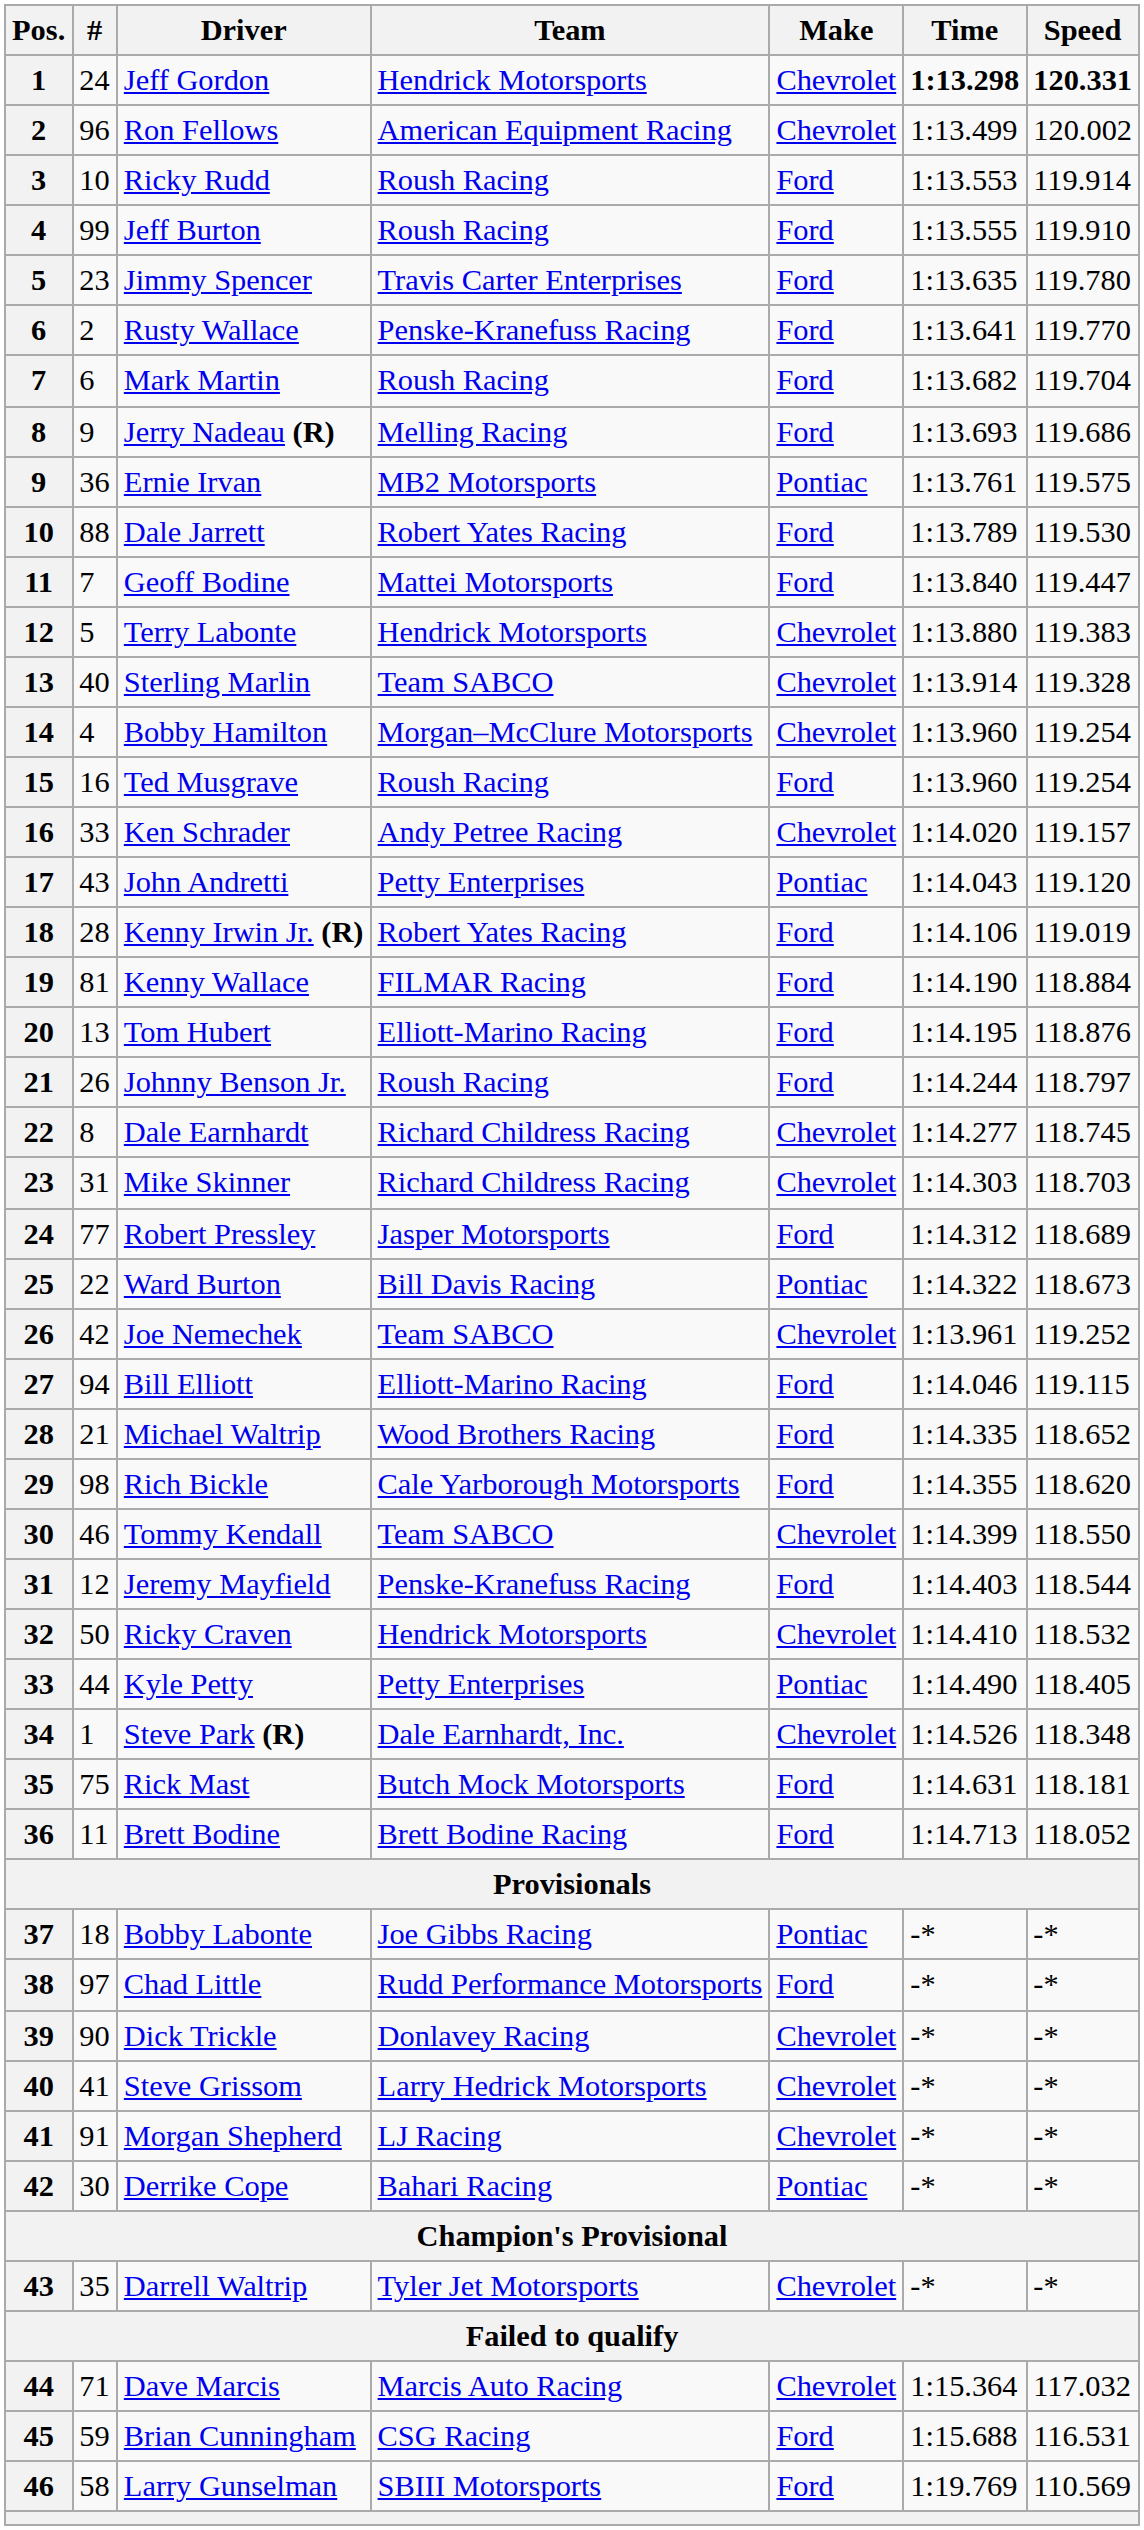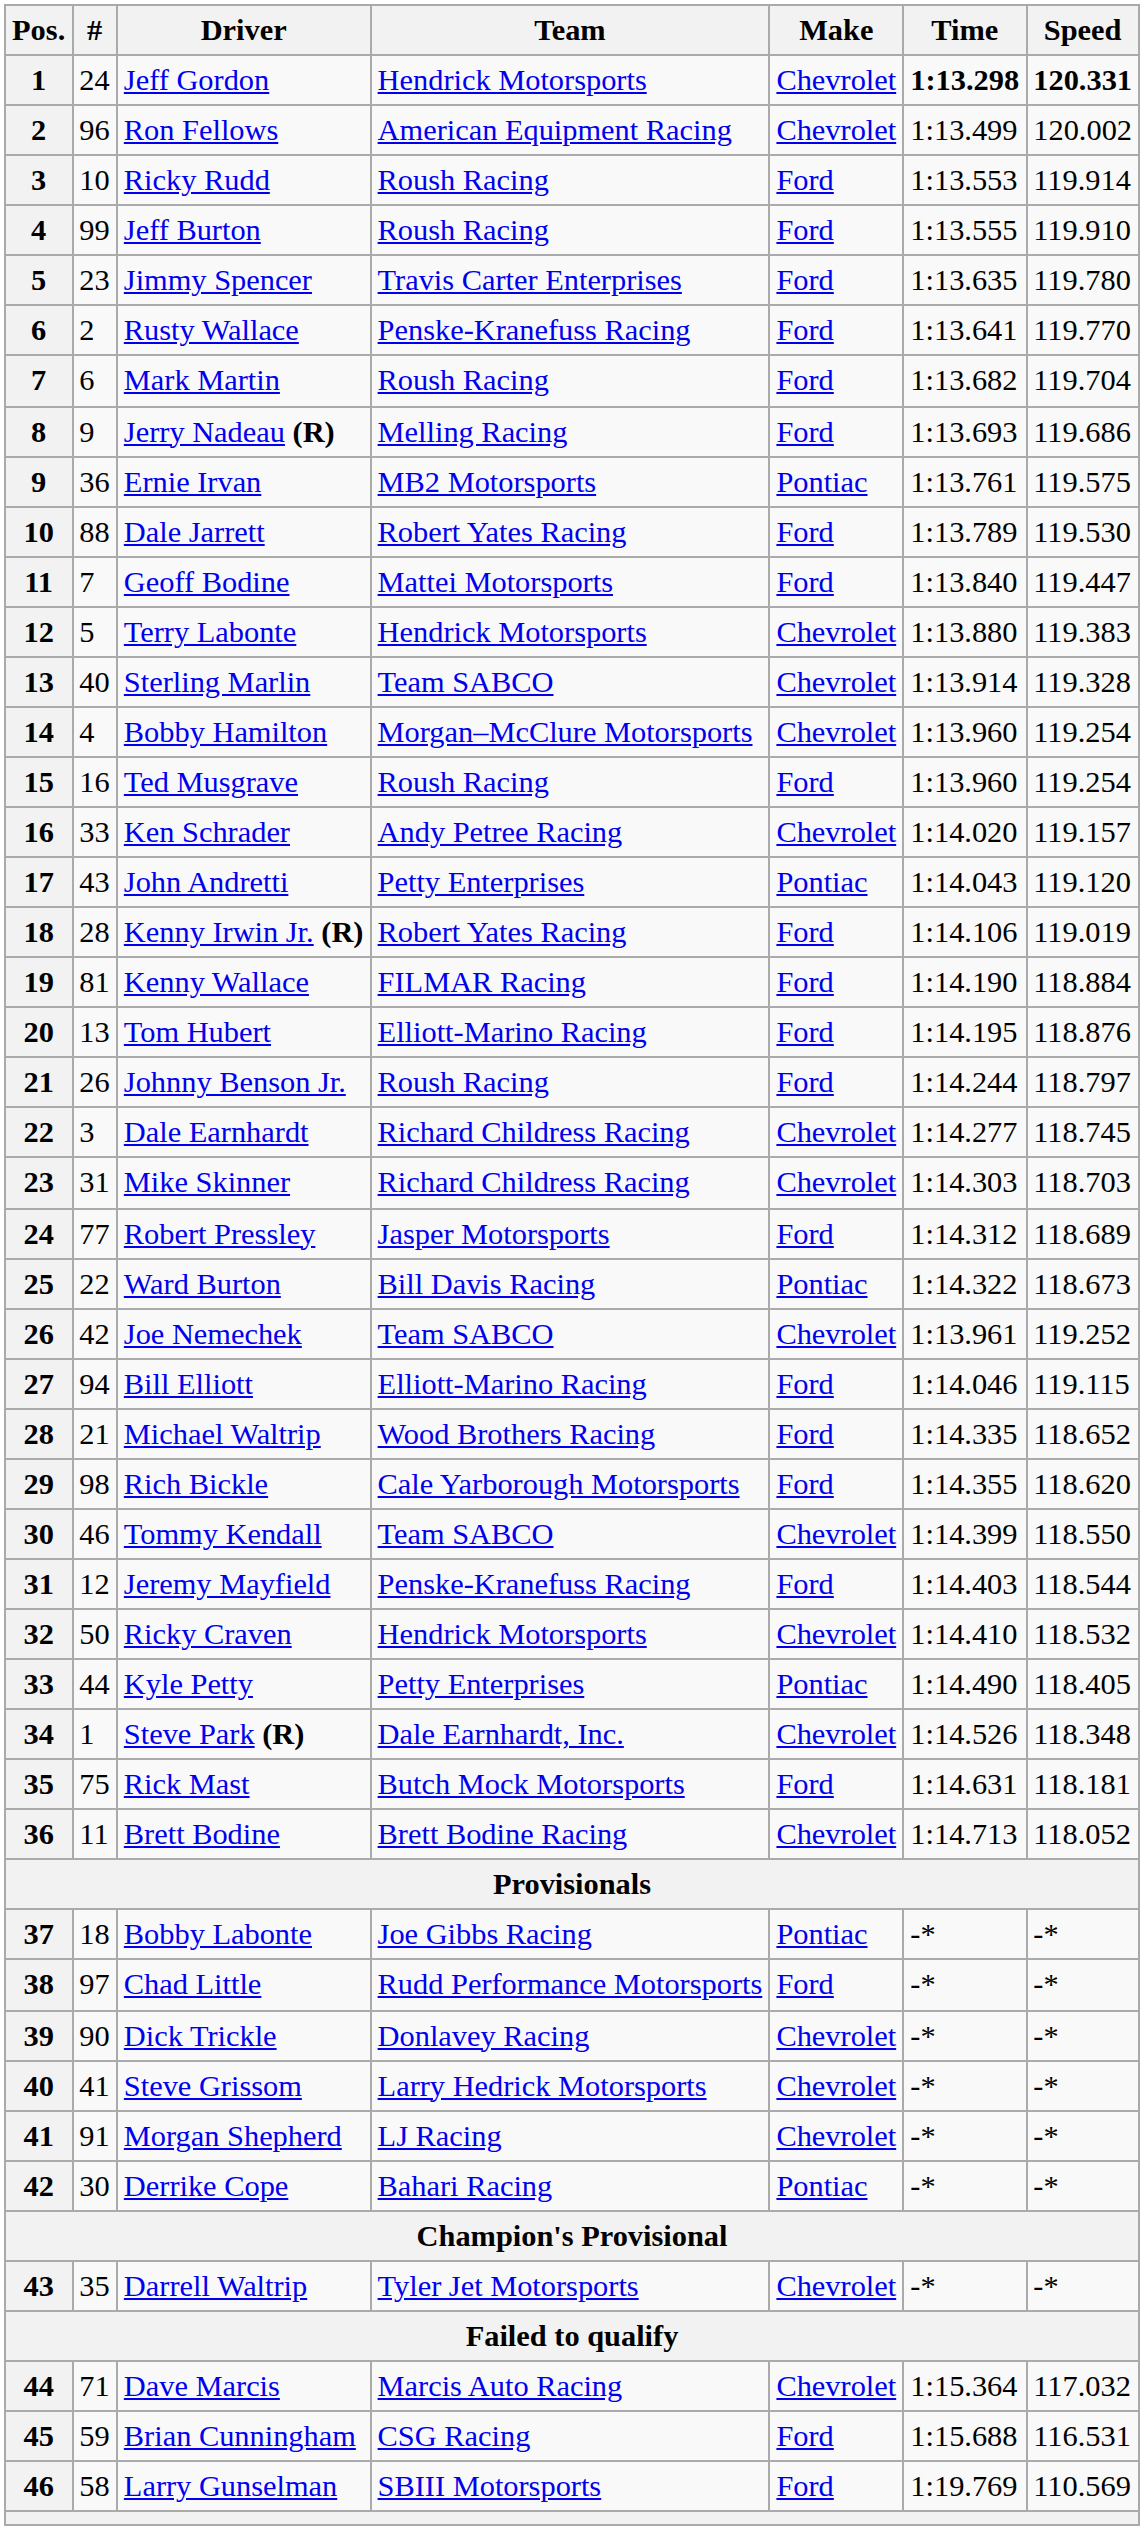(87, 1132) 8 -> (87, 1132) 3
(805, 1834) Ford -> (836, 1834) Chevrolet
